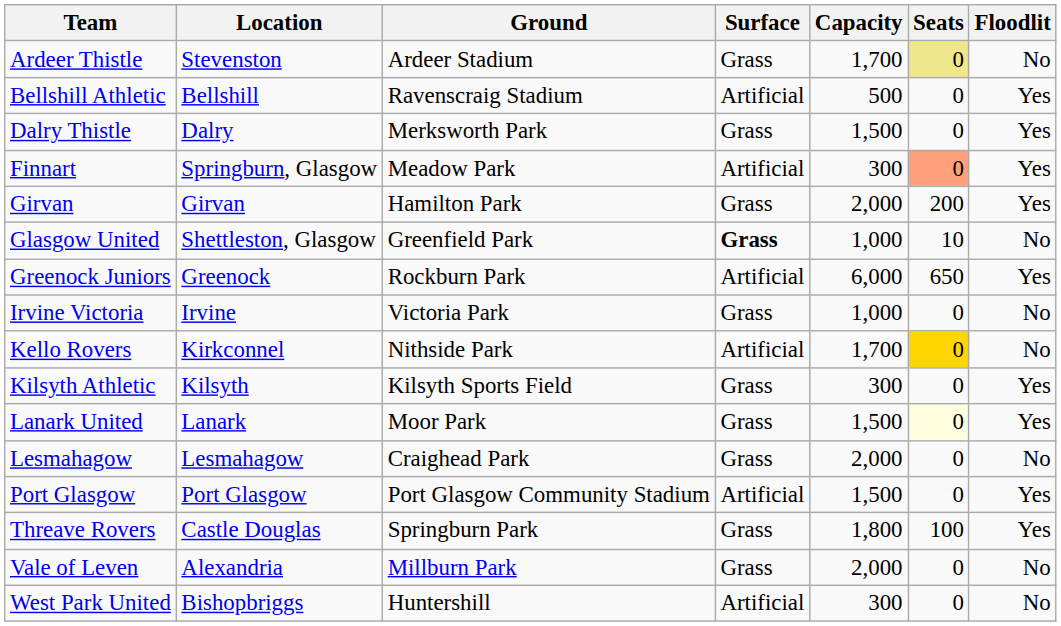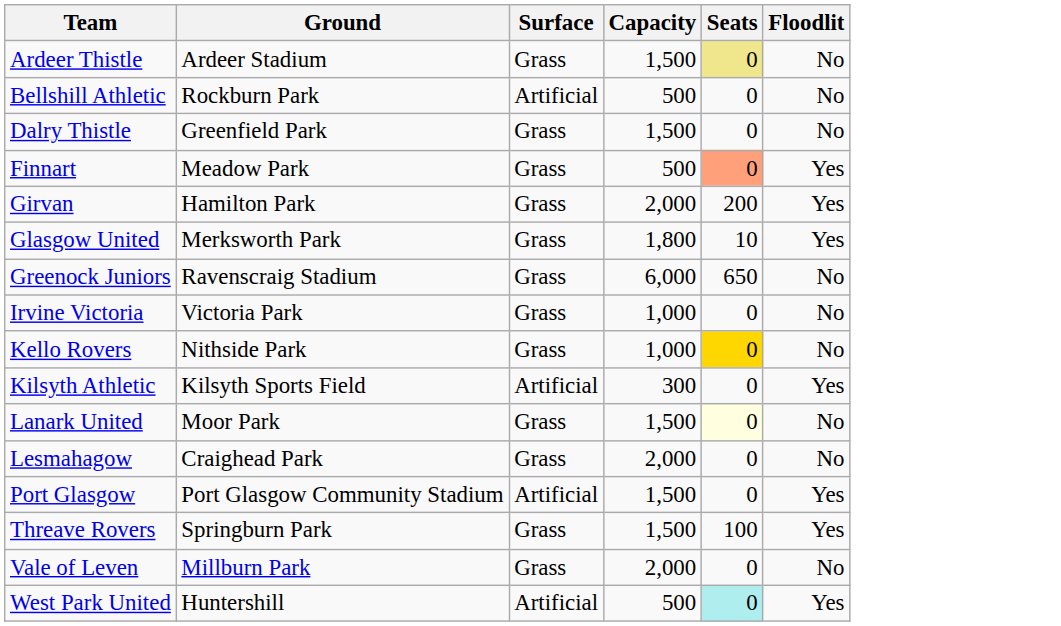- column: (279, 22)
(877, 58) 1,700 -> (671, 58) 1,500
(485, 95) Ravenscraig Stadium -> (250, 95) Rockburn Park
(1034, 95) Yes -> (830, 95) No
(467, 131) Merksworth Park -> (254, 131) Greenfield Park
(1034, 131) Yes -> (830, 131) No
(762, 167) Artificial -> (540, 167) Grass
(885, 167) 300 -> (679, 167) 500
(460, 240) Greenfield Park -> (261, 240) Merksworth Park
(749, 240) bold -> (540, 240) normal
(877, 240) 1,000 -> (671, 240) 1,800
(1037, 240) No -> (828, 240) Yes
(457, 276) Rockburn Park -> (279, 276) Ravenscraig Stadium
(762, 276) Artificial -> (540, 276) Grass
(1034, 276) Yes -> (830, 276) No
(762, 349) Artificial -> (540, 349) Grass
(877, 349) 1,700 -> (671, 349) 1,000
(747, 385) Grass -> (556, 385) Artificial
(1034, 421) Yes -> (830, 421) No
(877, 530) 1,800 -> (671, 530) 1,500
(885, 603) 300 -> (679, 603) 500
(958, 603) no background -> (752, 603) paleturquoise background
(1037, 603) No -> (828, 603) Yes
